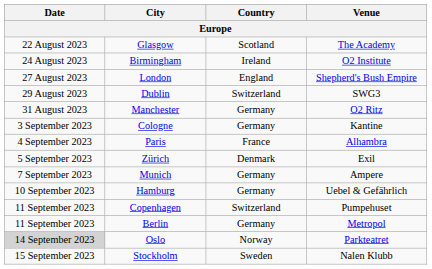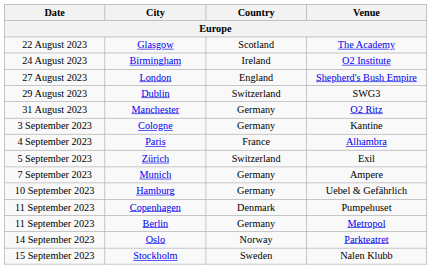(256, 158) Denmark -> (256, 158) Switzerland
(256, 207) Switzerland -> (256, 207) Denmark
(55, 239) lightgrey background -> (55, 239) no background
